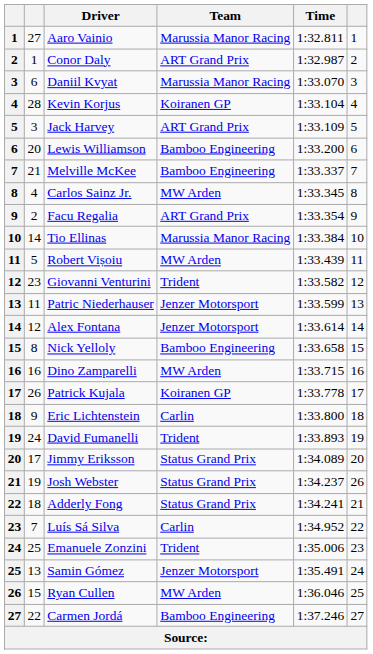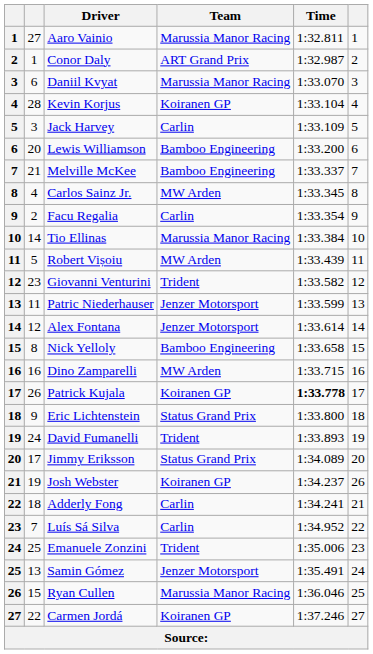(205, 126) ART Grand Prix -> (177, 126) Carlin
(205, 215) ART Grand Prix -> (177, 215) Carlin
(320, 392) normal -> (321, 392) bold
(177, 415) Carlin -> (208, 415) Status Grand Prix
(208, 481) Status Grand Prix -> (196, 481) Koiranen GP
(208, 503) Status Grand Prix -> (177, 503) Carlin
(191, 592) MW Arden -> (225, 592) Marussia Manor Racing
(218, 614) Bamboo Engineering -> (196, 614) Koiranen GP
